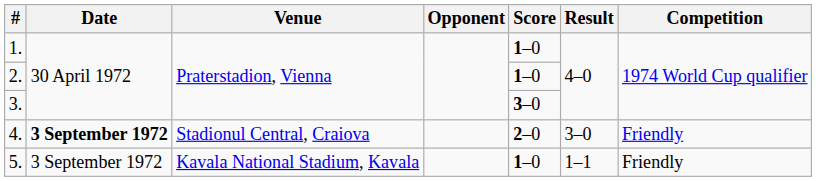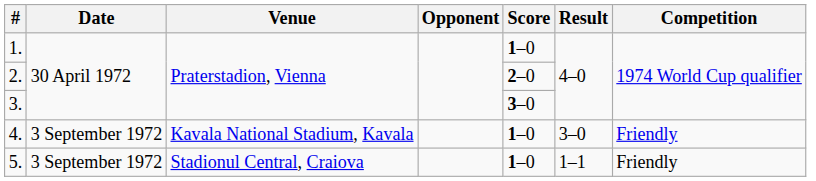(527, 76) 1–0 -> (521, 76) 2–0
(99, 133) bold -> (96, 133) normal
(273, 133) Stadionul Central, Craiova -> (292, 133) Kavala National Stadium, Kavala
(527, 133) 2–0 -> (521, 133) 1–0
(298, 162) Kavala National Stadium, Kavala -> (267, 162) Stadionul Central, Craiova
